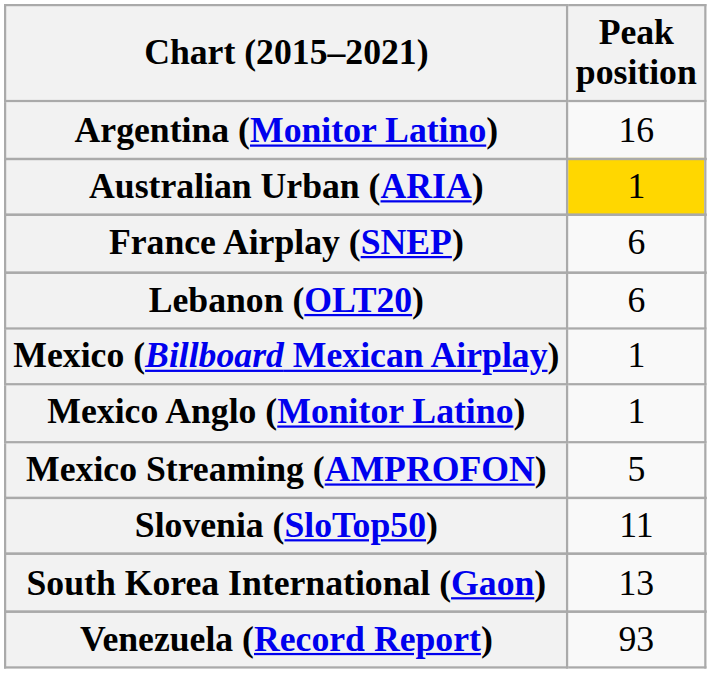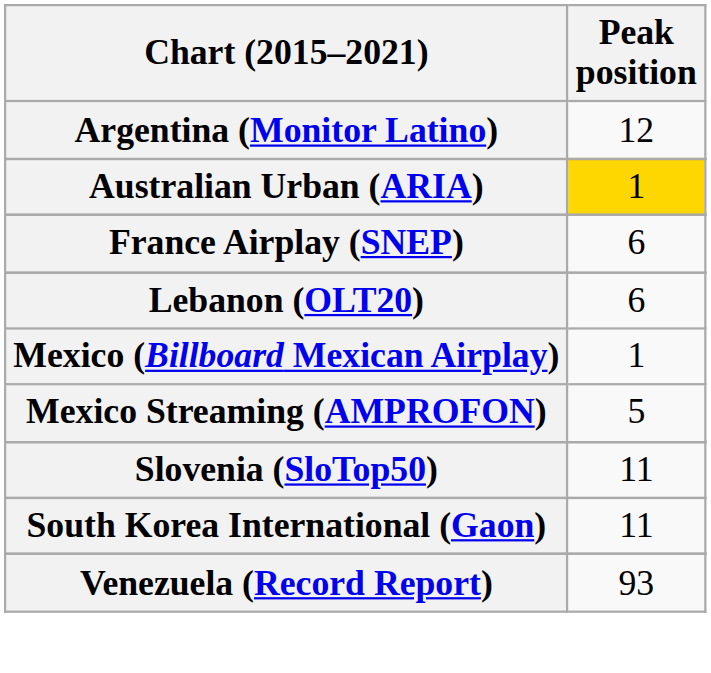(636, 129) 16 -> (636, 129) 12
- row: (286, 412)
(636, 582) 13 -> (636, 525) 11
